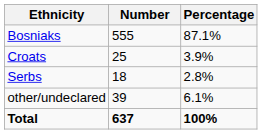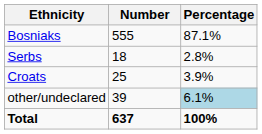rows swapped: (27, 56) <-> (25, 77)
(199, 98) no background -> (199, 98) lightblue background
